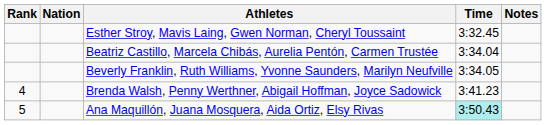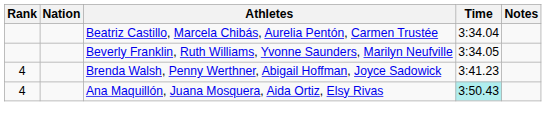- row: (246, 33)
(22, 110) 5 -> (22, 91) 4
